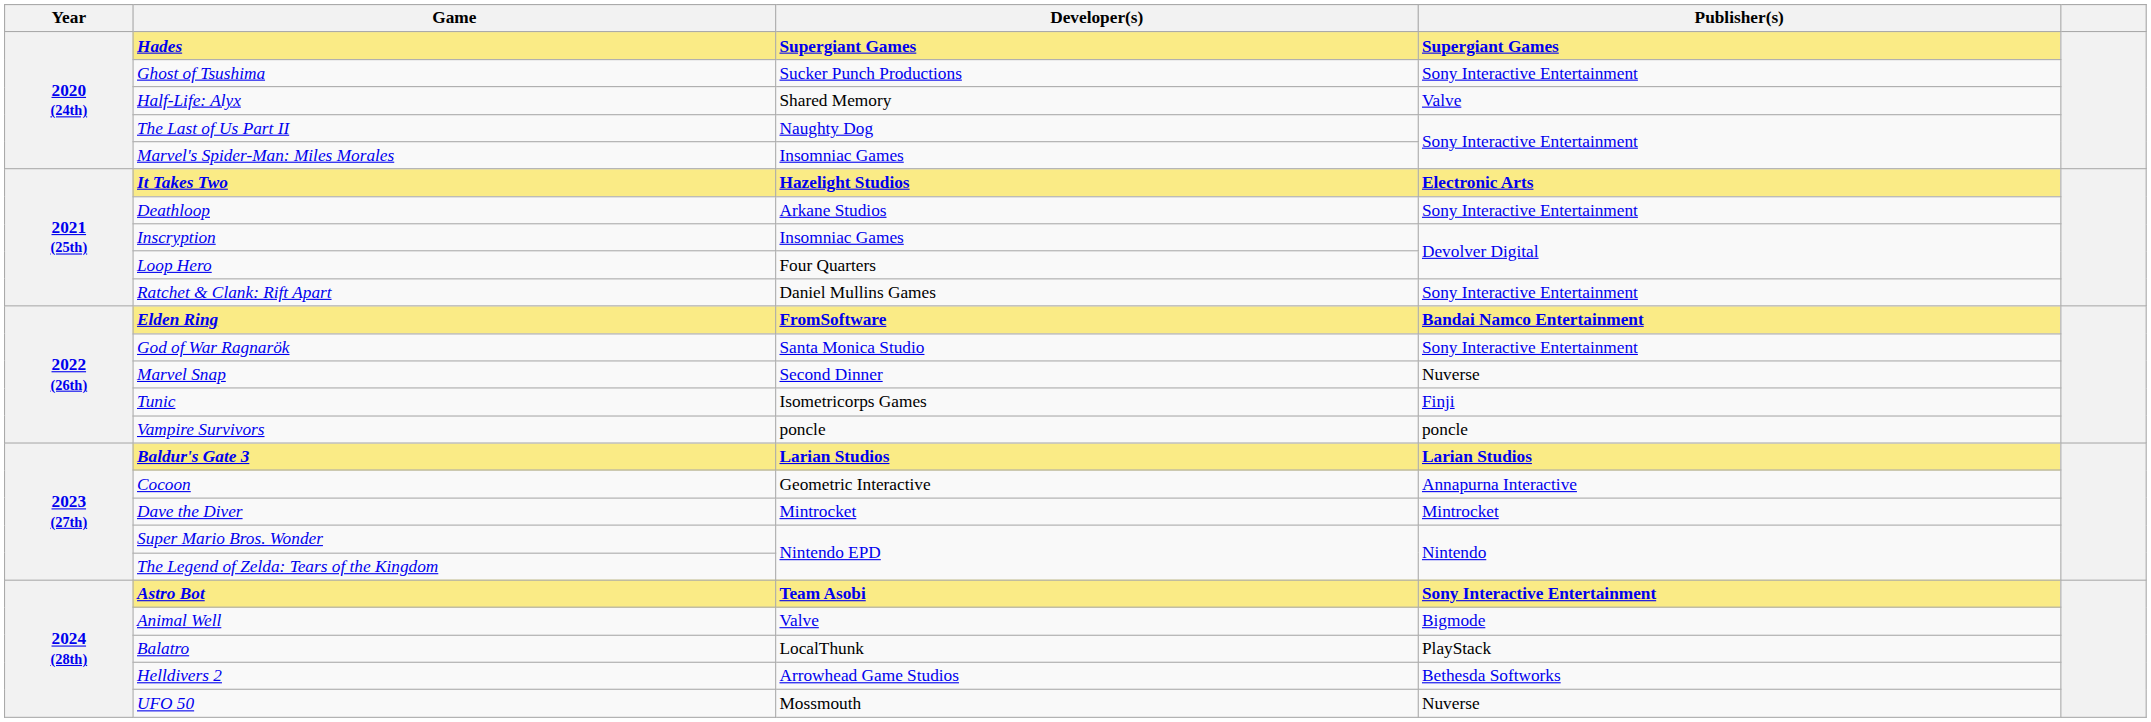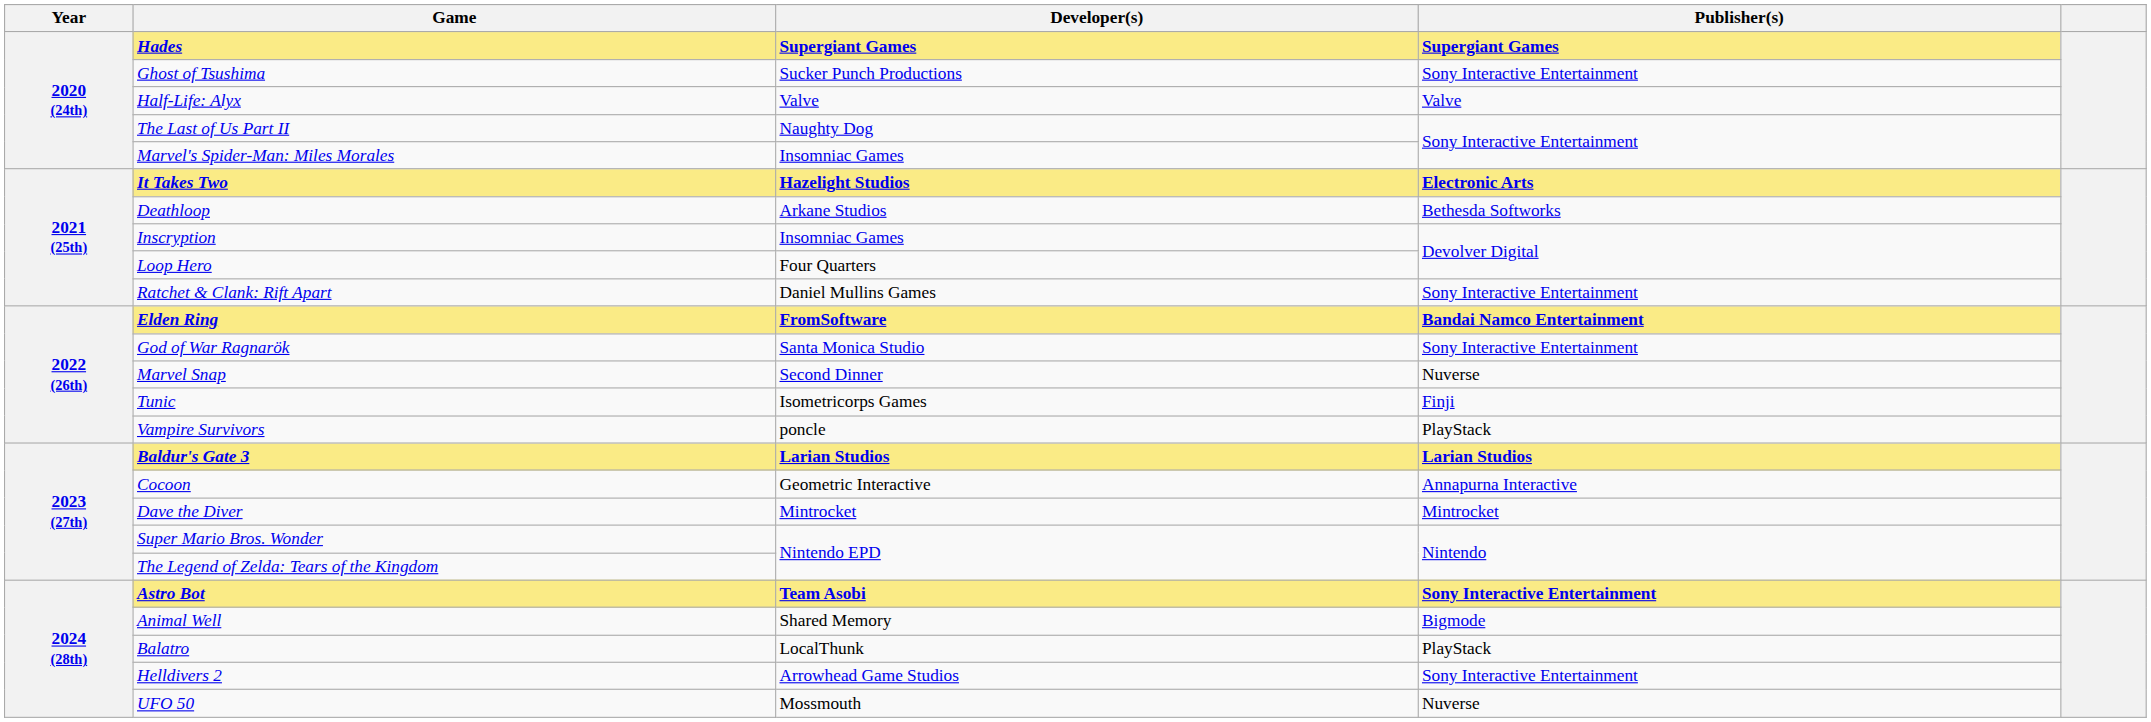(835, 100) Shared Memory -> (799, 100) Valve
(1530, 210) Sony Interactive Entertainment -> (1491, 210) Bethesda Softworks
(1445, 429) poncle -> (1457, 429) PlayStack
(799, 621) Valve -> (835, 621) Shared Memory
(1491, 675) Bethesda Softworks -> (1530, 675) Sony Interactive Entertainment
